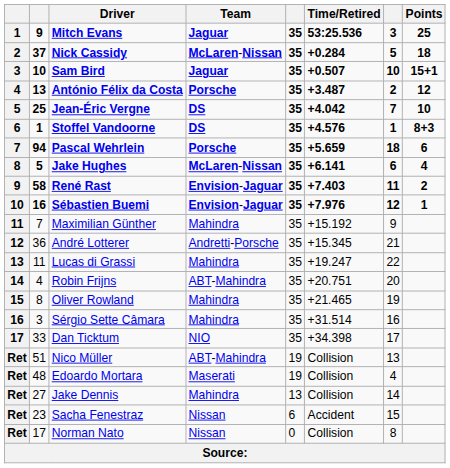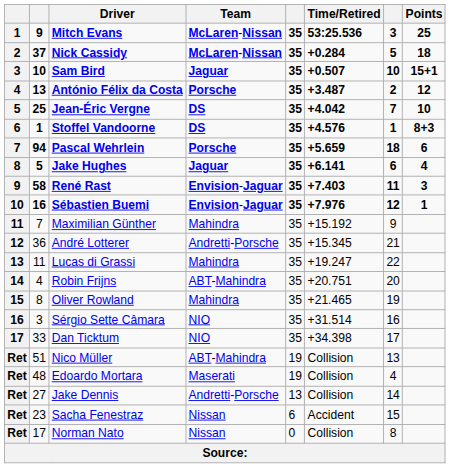(208, 33) Jaguar -> (235, 33) McLaren-Nissan
(235, 166) McLaren-Nissan -> (208, 166) Jaguar
(424, 185) 2 -> (424, 185) 3
(214, 319) Mahindra -> (199, 319) NIO
(214, 395) Mahindra -> (234, 395) Andretti-Porsche
